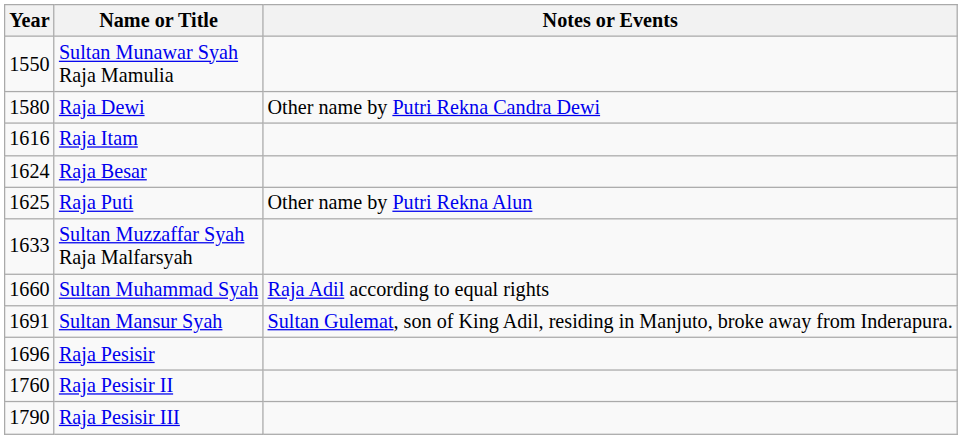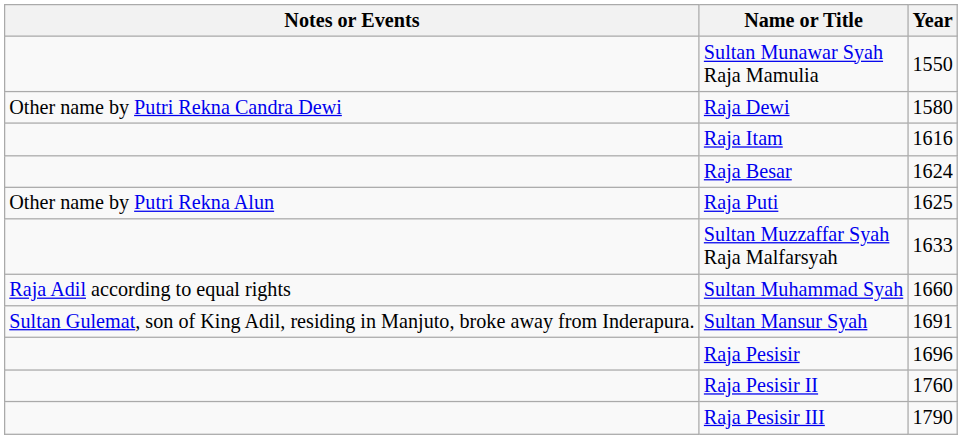columns swapped: (29, 20) <-> (610, 20)
